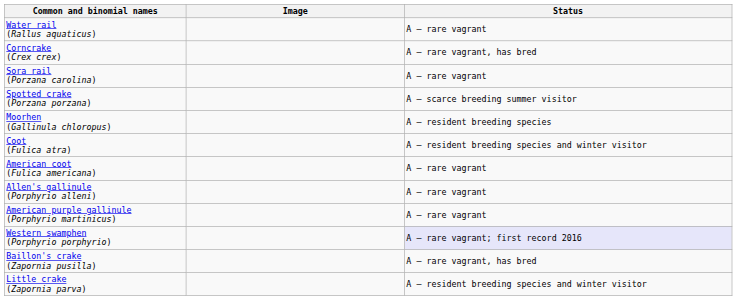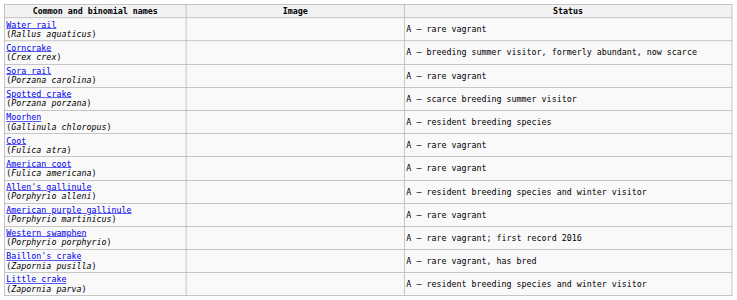(471, 53) A – rare vagrant, has bred -> (552, 53) A – breeding summer visitor, formerly abundant, now scarce
(527, 145) A – resident breeding species and winter visitor -> (446, 145) A – rare vagrant
(446, 192) A – rare vagrant -> (527, 192) A – resident breeding species and winter visitor
(494, 238) lavender background -> (494, 238) no background
